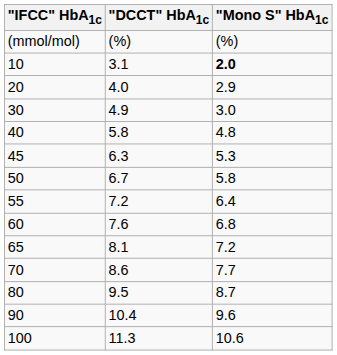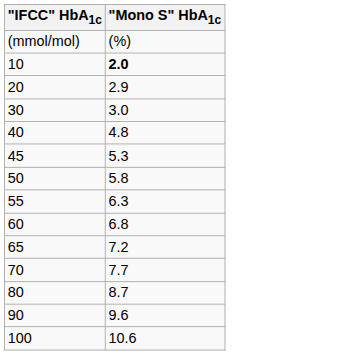- column: (159, 17)
(226, 201) 6.4 -> (119, 201) 6.3
